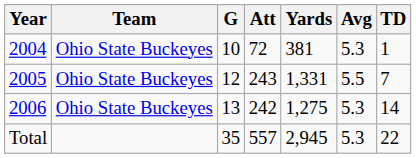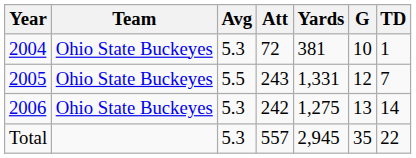columns swapped: (231, 19) <-> (356, 19)
